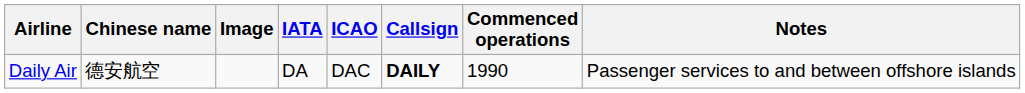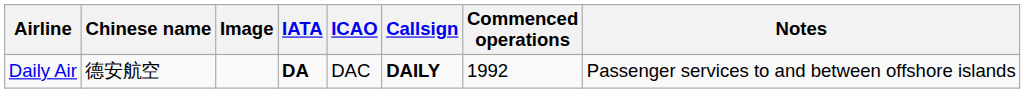(295, 71) normal -> (295, 71) bold
(488, 71) 1990 -> (488, 71) 1992
